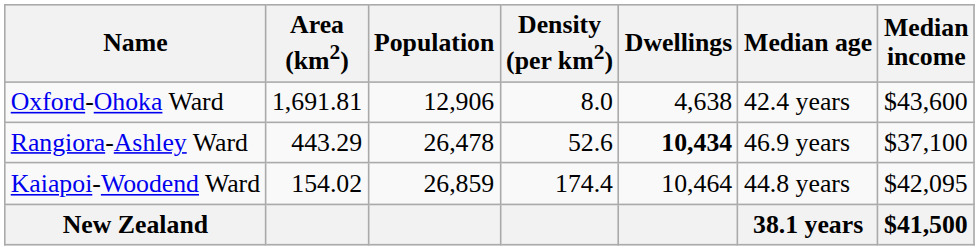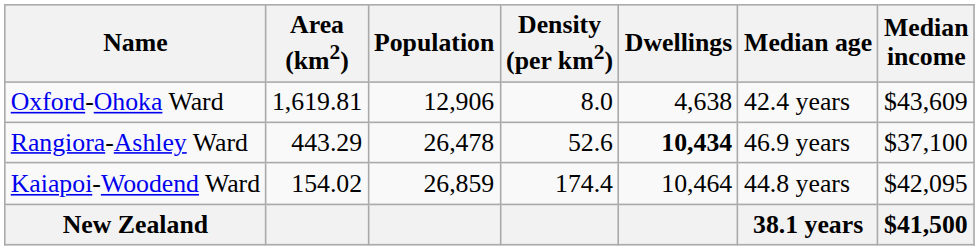(317, 101) 1,691.81 -> (317, 101) 1,619.81
(926, 101) $43,600 -> (926, 101) $43,609
